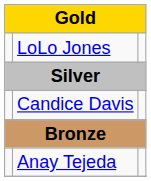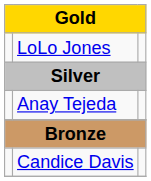rows swapped: (75, 104) <-> (67, 162)
